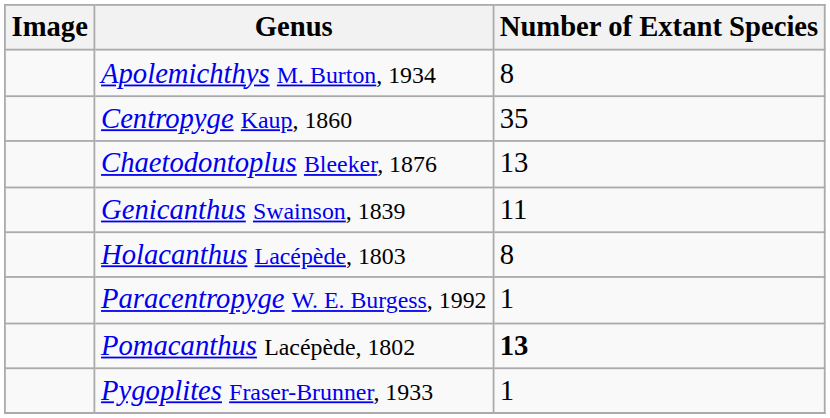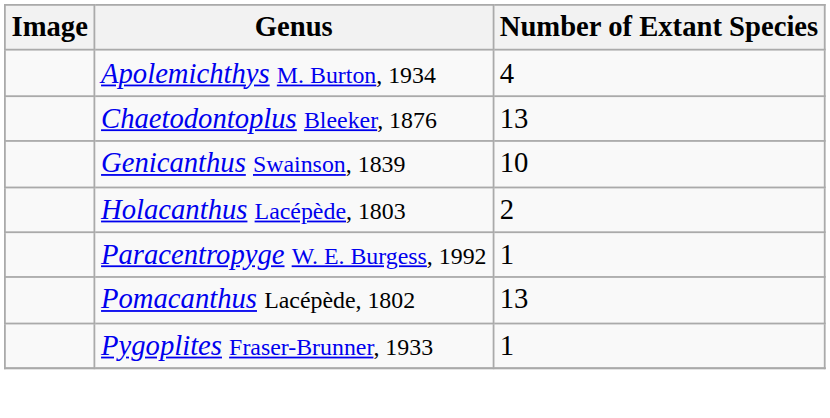(507, 72) 8 -> (507, 72) 4
- row: (227, 118)
(514, 208) 11 -> (514, 163) 10
(507, 254) 8 -> (507, 208) 2
(514, 345) bold -> (514, 299) normal
